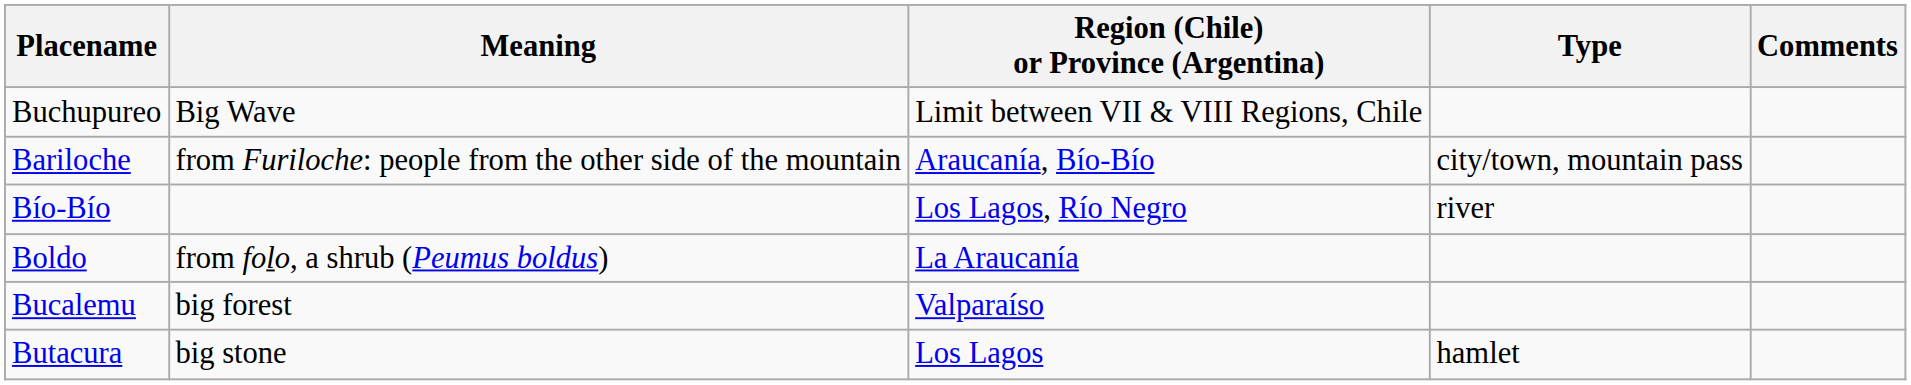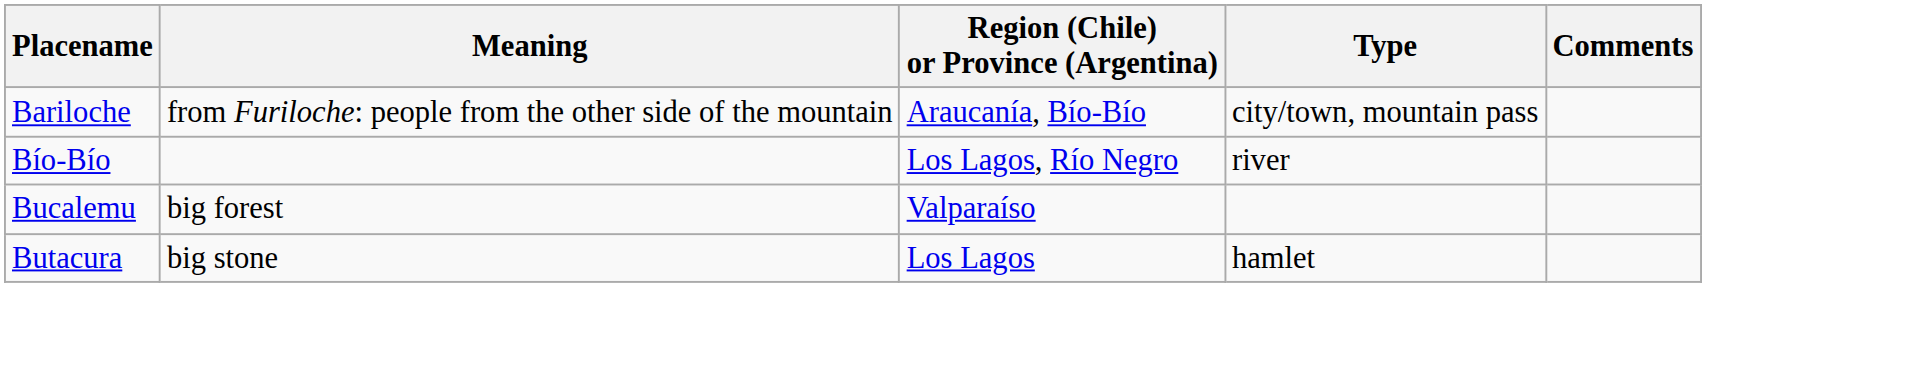- row: (87, 111)
- row: (49, 256)
